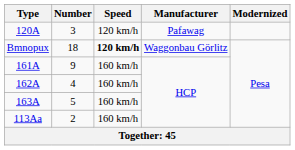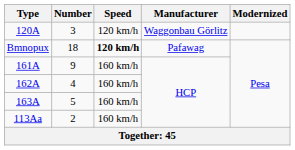(186, 31) Pafawag -> (186, 31) Waggonbau Görlitz
(186, 48) Waggonbau Görlitz -> (186, 48) Pafawag
